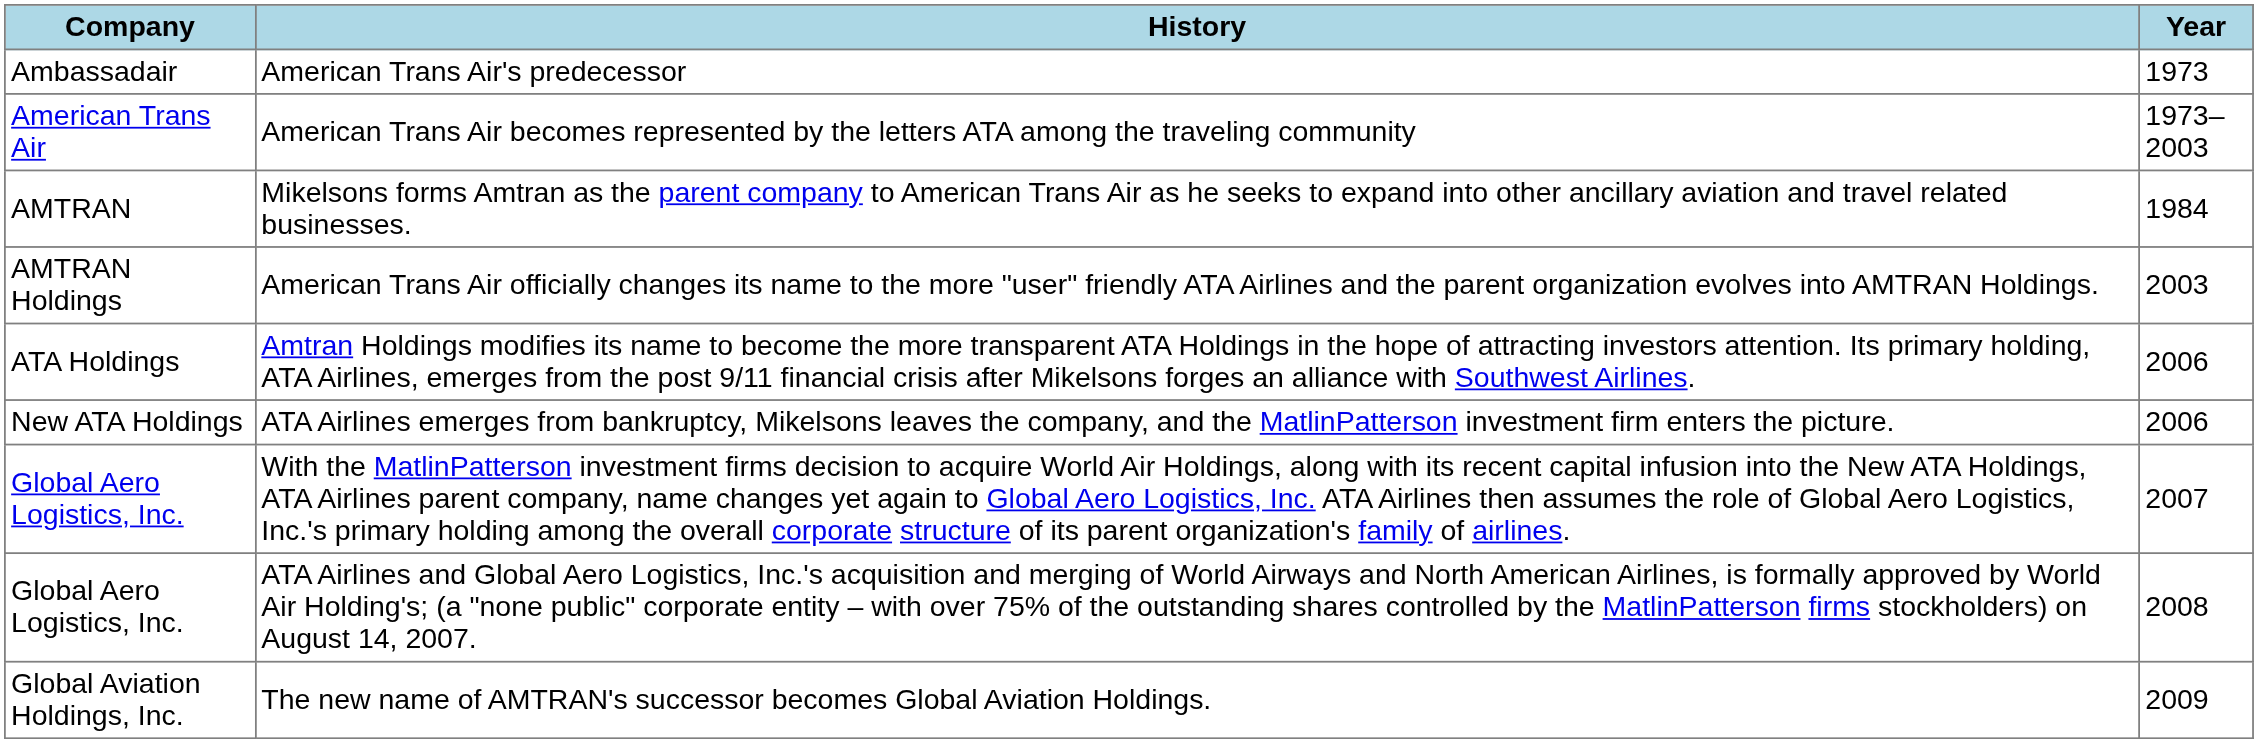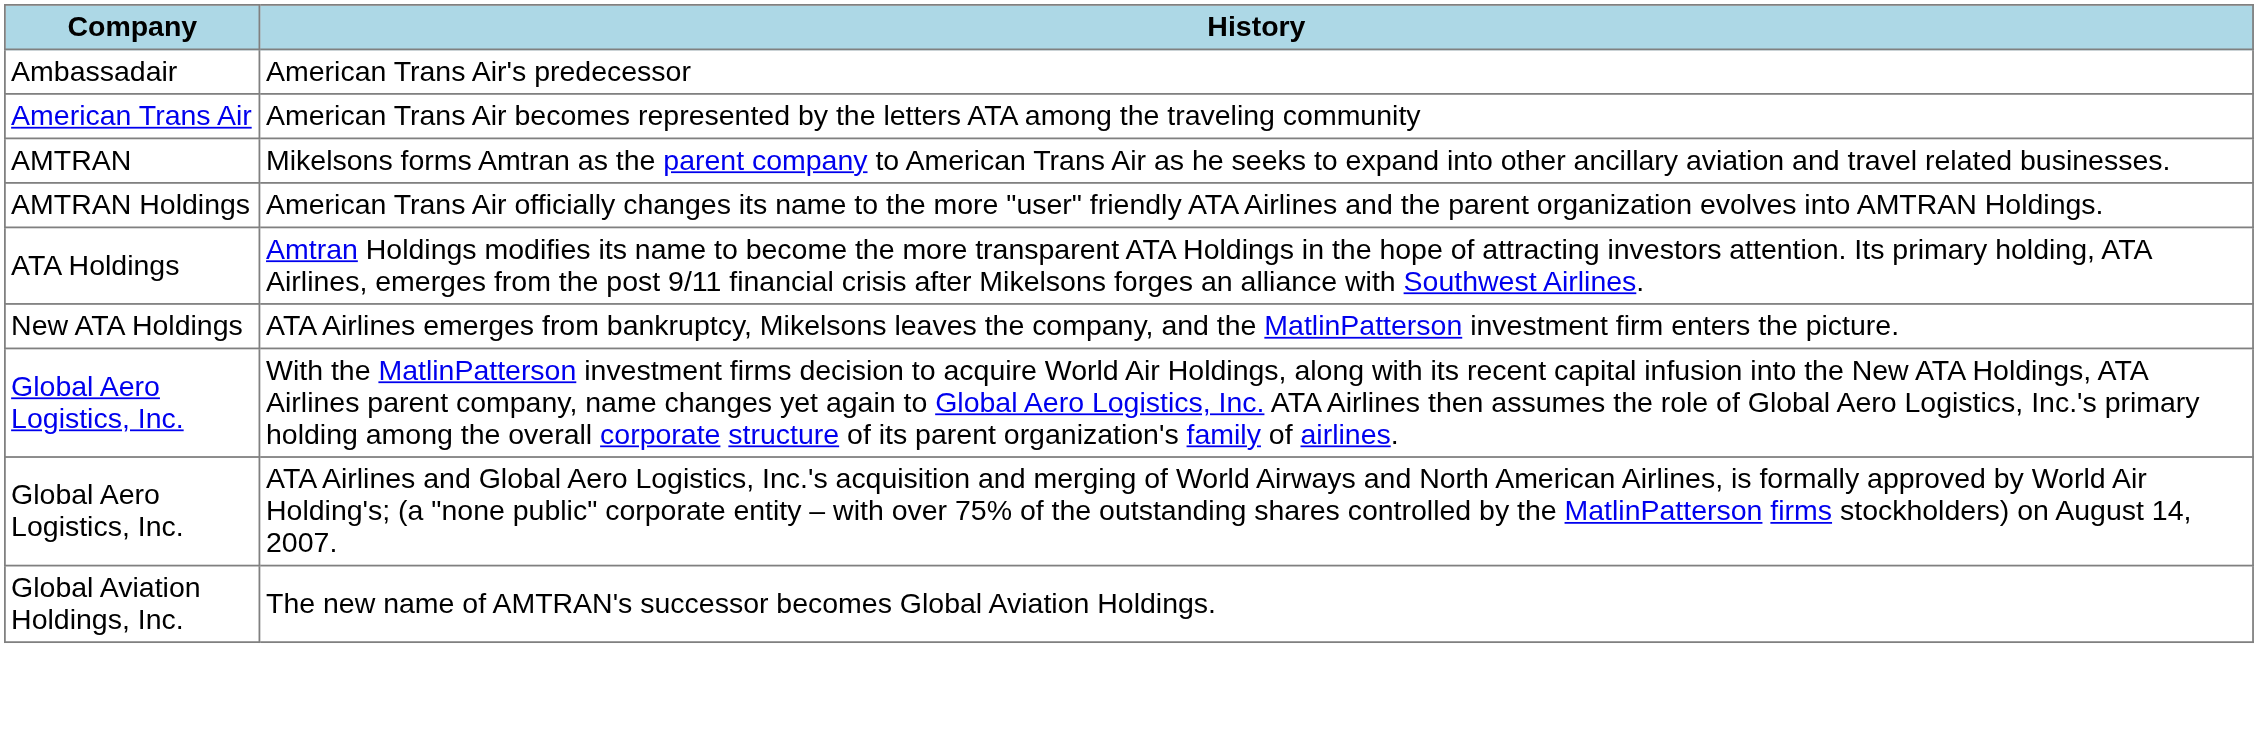- column: (2196, 26)
